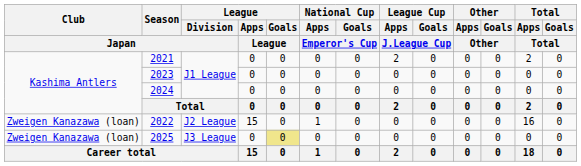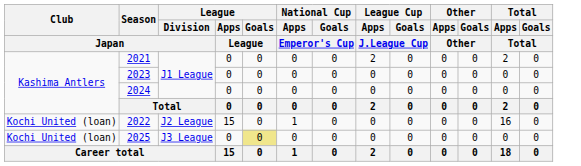(73, 122) Zweigen Kanazawa (loan) -> (62, 122) Kochi United (loan)
(73, 138) Zweigen Kanazawa (loan) -> (62, 138) Kochi United (loan)
